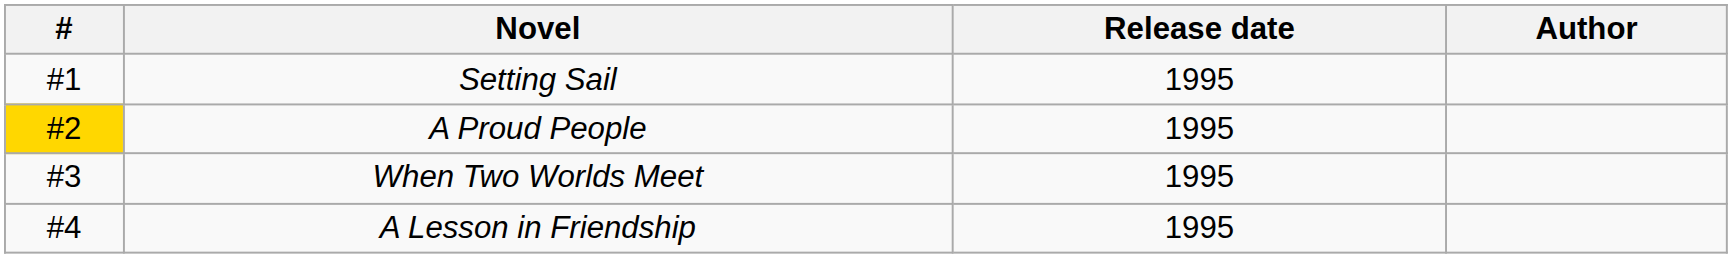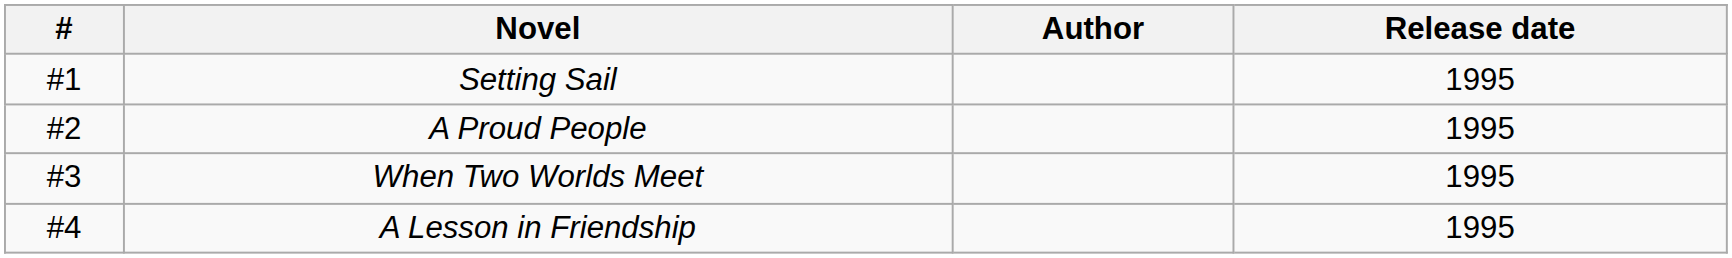columns swapped: (1587, 29) <-> (1199, 29)
(64, 128) gold background -> (64, 128) no background
